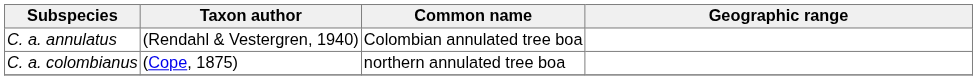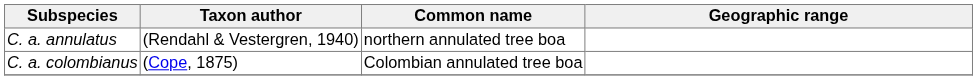(473, 39) Colombian annulated tree boa -> (465, 39) northern annulated tree boa
(465, 63) northern annulated tree boa -> (473, 63) Colombian annulated tree boa
